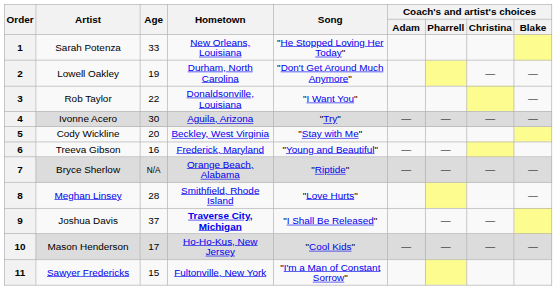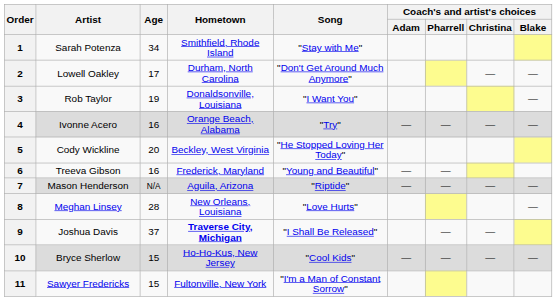(154, 47) 33 -> (154, 47) 34
(220, 47) New Orleans, Louisiana -> (220, 47) Smithfield, Rhode Island
(330, 47) "He Stopped Loving Her Today" -> (330, 47) "Stay with Me"
(154, 73) 19 -> (154, 73) 17
(154, 99) 22 -> (154, 99) 19
(154, 119) 30 -> (154, 124) 16
(220, 119) Aguila, Arizona -> (220, 124) Orange Beach, Alabama
(330, 134) "Stay with Me" -> (330, 150) "He Stopped Loving Her Today"
(88, 170) Bryce Sherlow -> (88, 186) Mason Henderson
(220, 170) Orange Beach, Alabama -> (220, 186) Aguila, Arizona
(220, 195) Smithfield, Rhode Island -> (220, 206) New Orleans, Louisiana
(88, 247) Mason Henderson -> (88, 258) Bryce Sherlow
(154, 247) 17 -> (154, 258) 15
